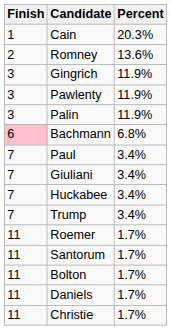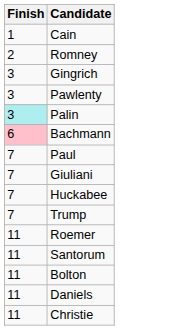- column: (140, 14)
(11, 114) no background -> (11, 114) paleturquoise background
